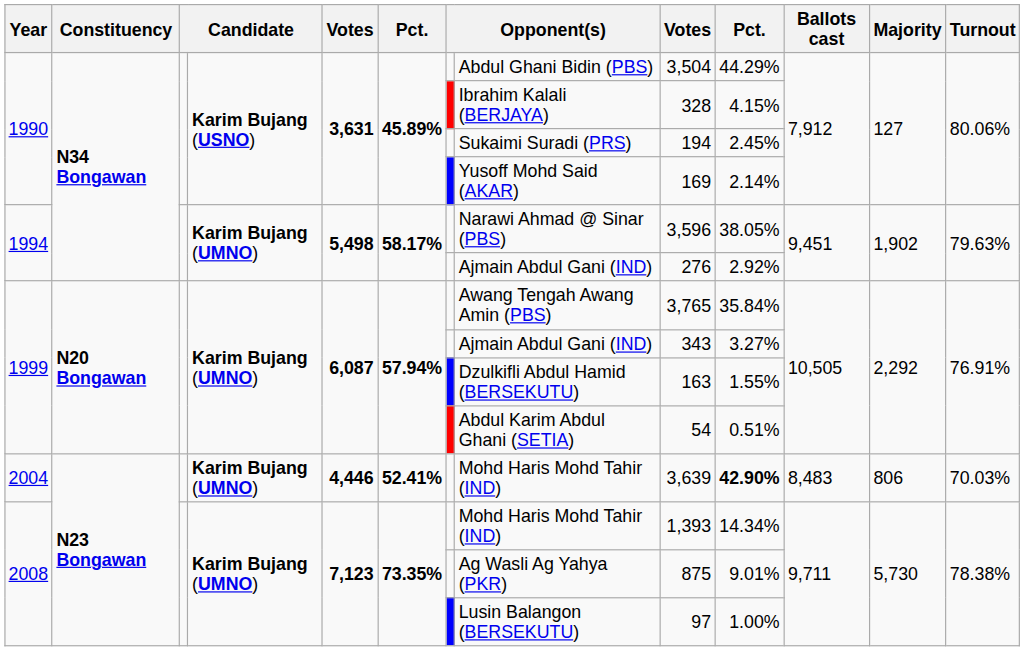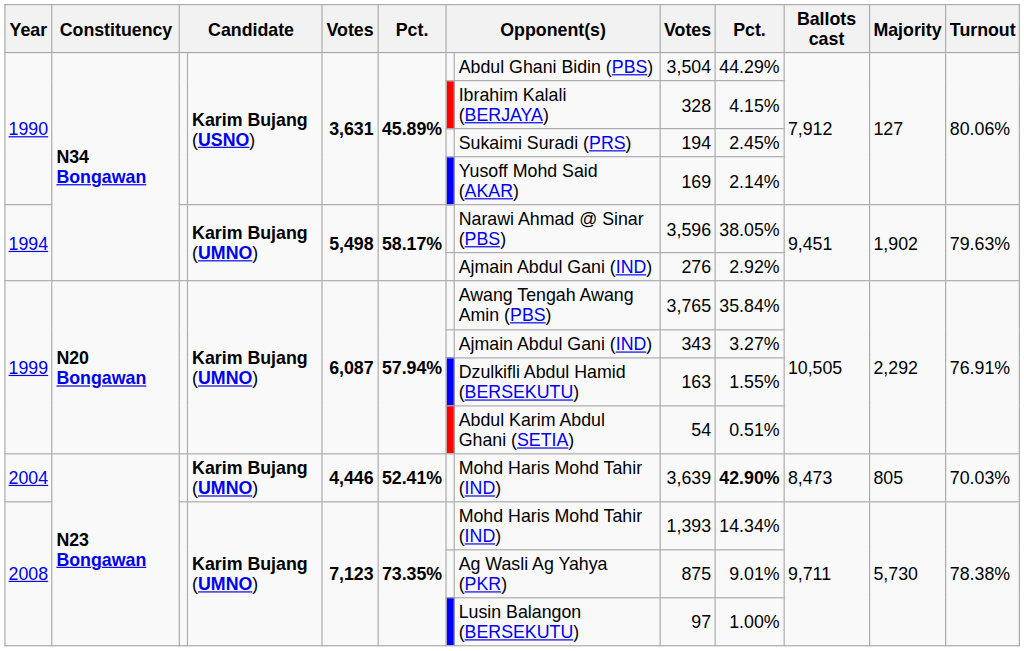(810, 478) 8,483 -> (810, 478) 8,473
(888, 478) 806 -> (888, 478) 805
